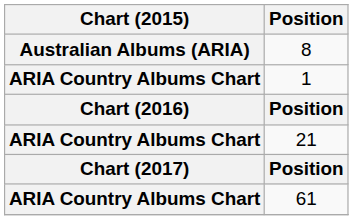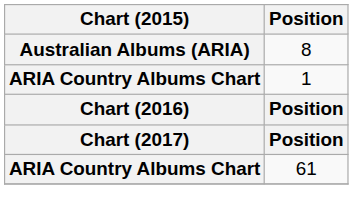- row: (306, 139)
